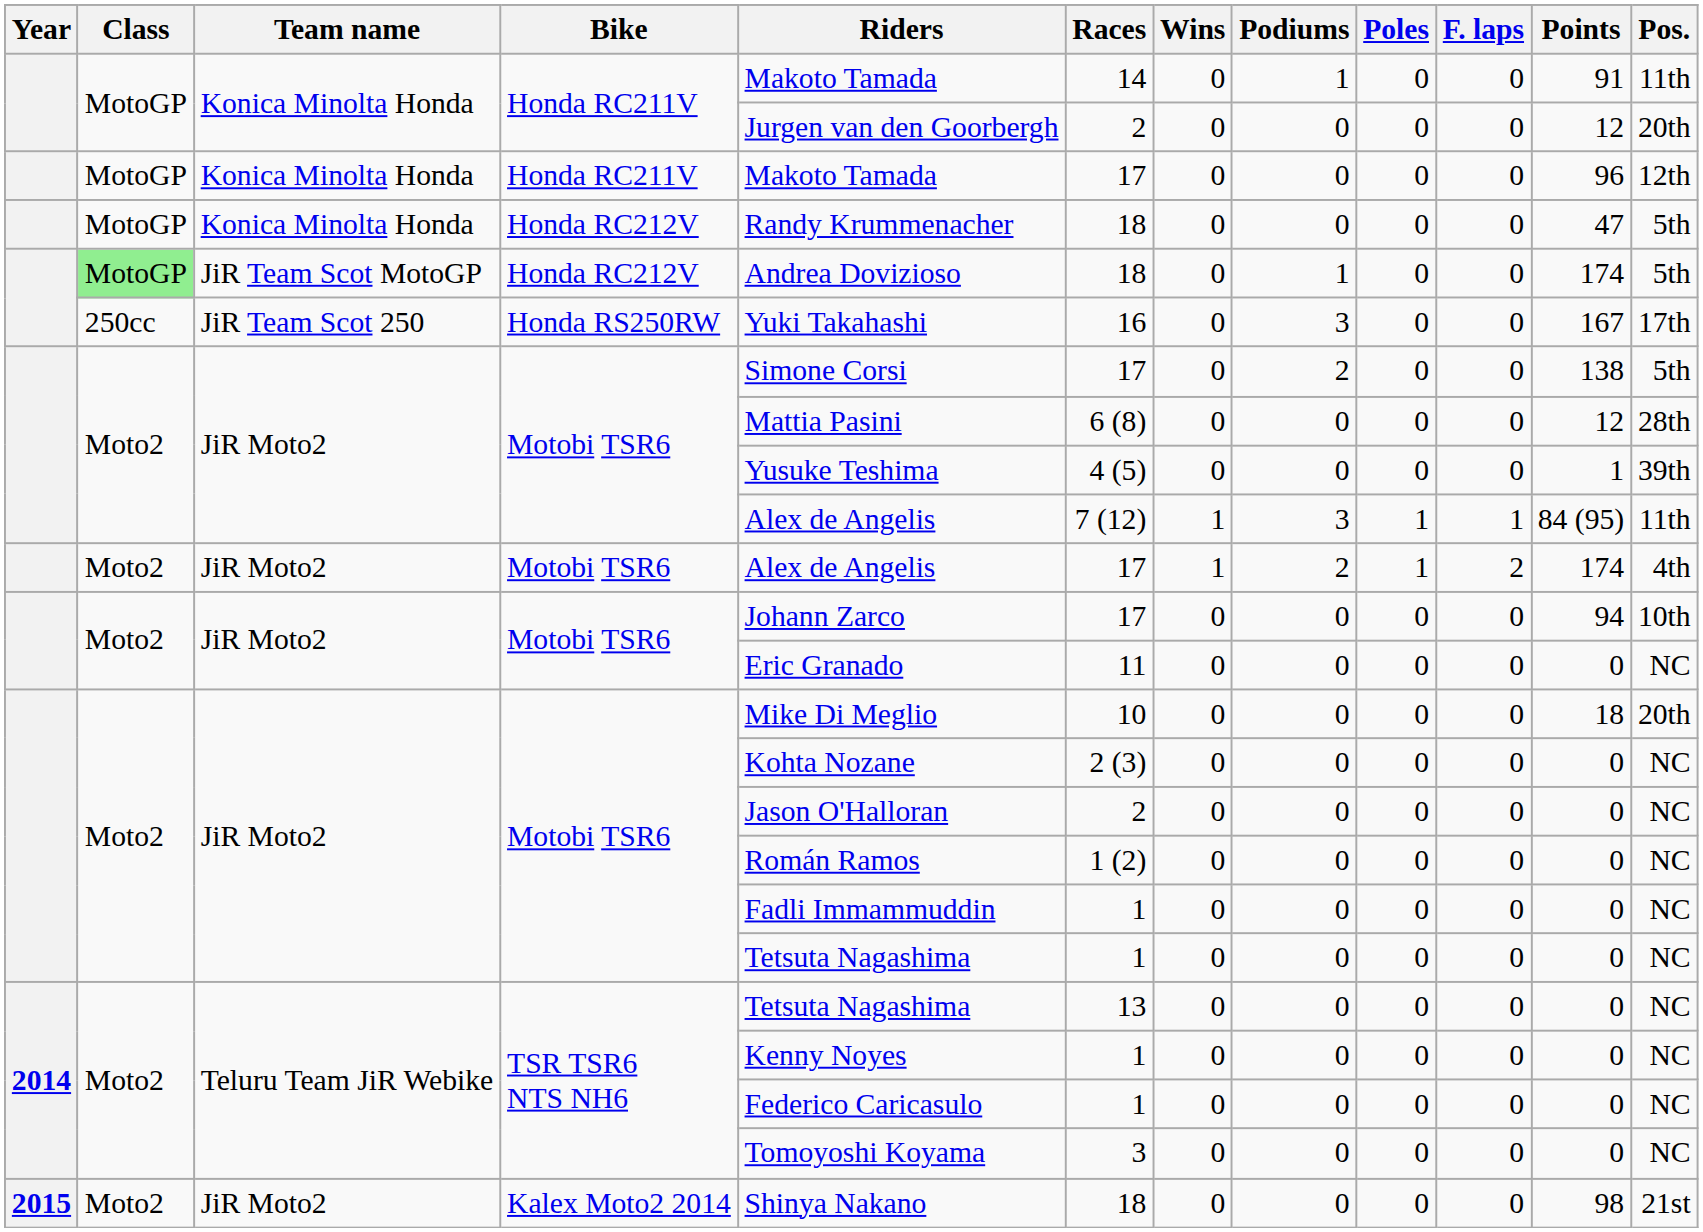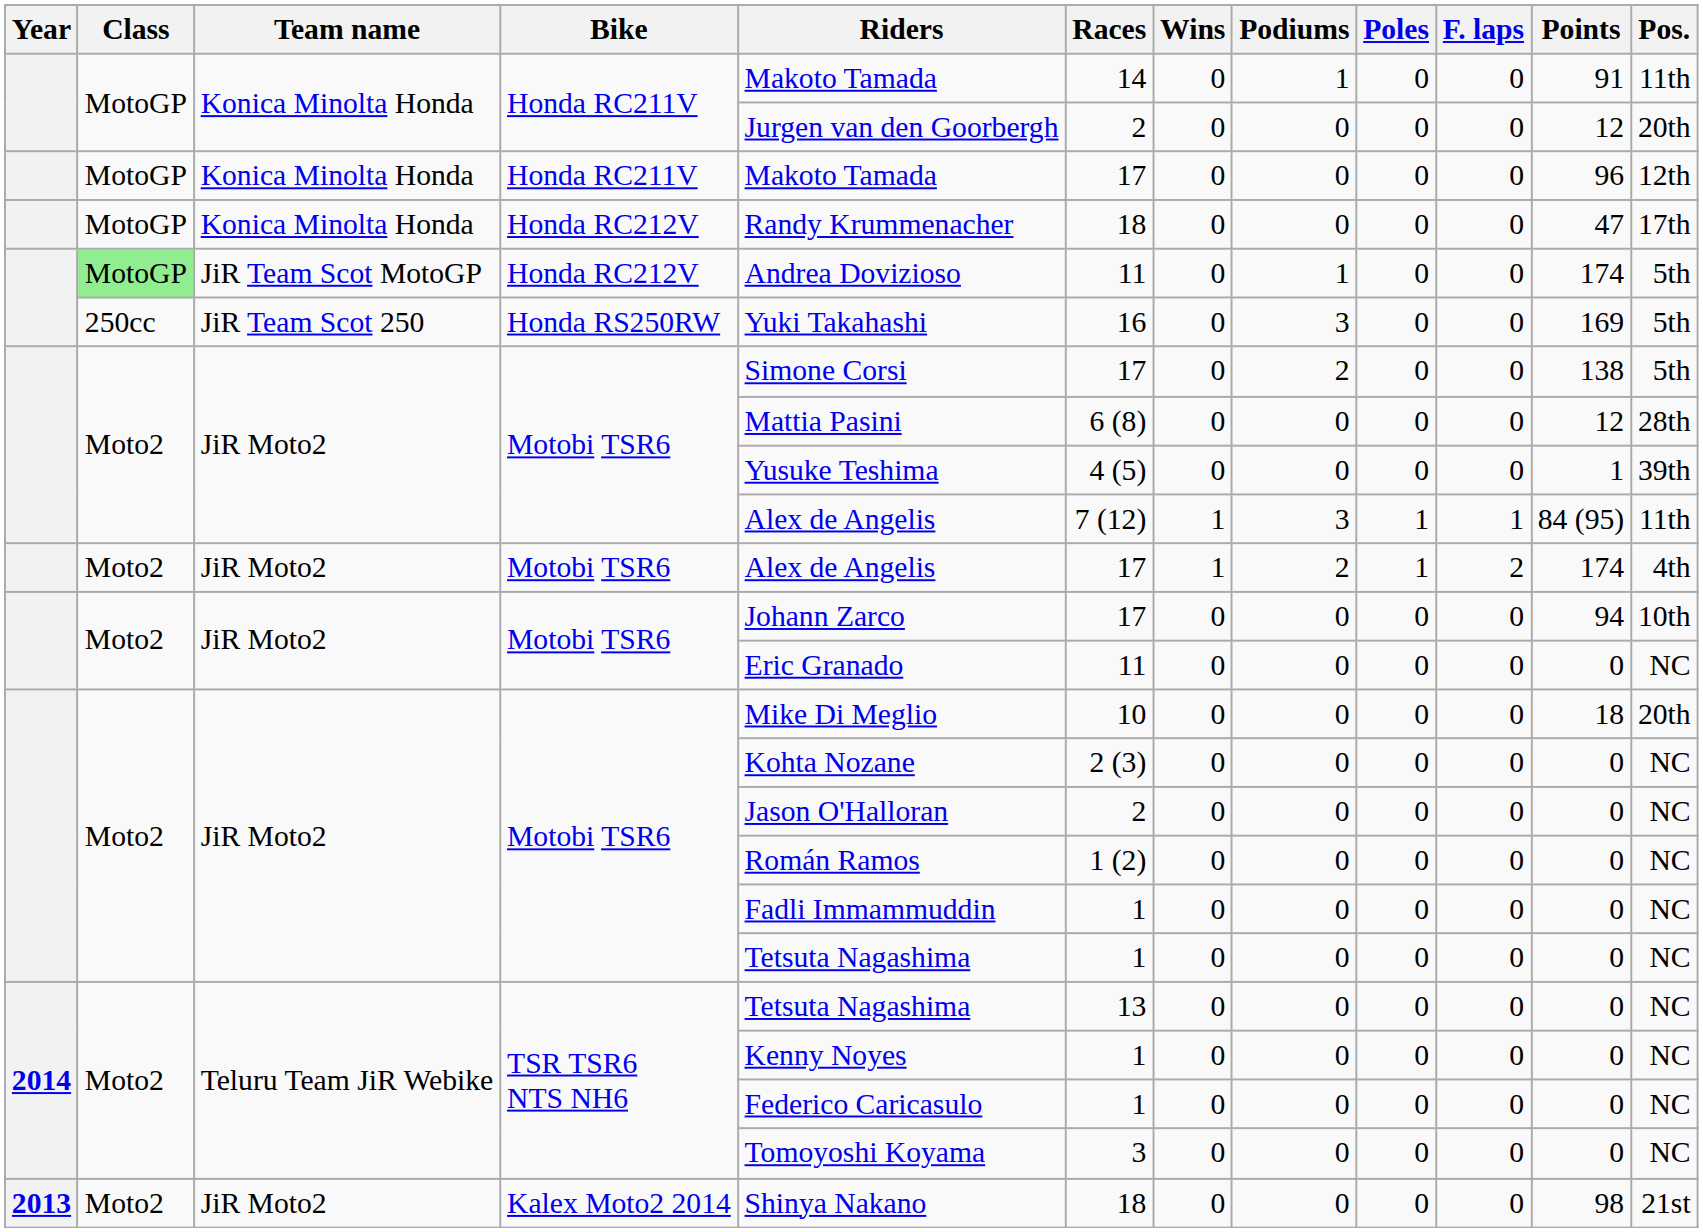(1672, 224) 5th -> (1664, 224) 17th
(1131, 273) 18 -> (1132, 273) 11
(1602, 322) 167 -> (1602, 322) 169
(1664, 322) 17th -> (1672, 322) 5th
(41, 1202) 2015 -> (41, 1202) 2013
